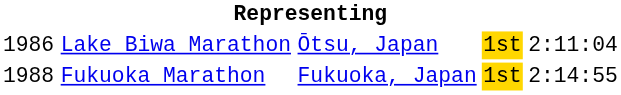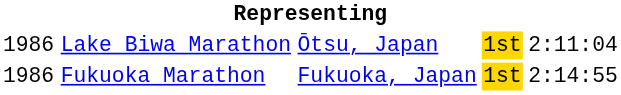(29, 77) 1988 -> (29, 77) 1986
